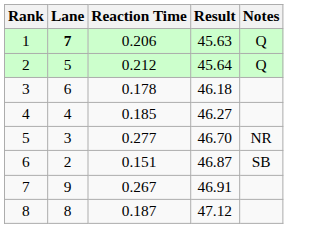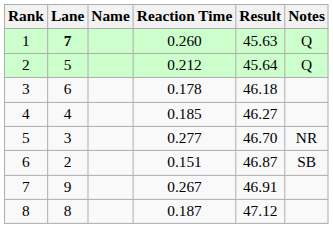+ column: (111, 16)
(139, 41) 0.206 -> (185, 41) 0.260
